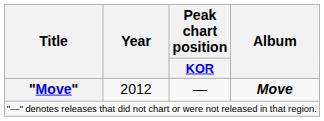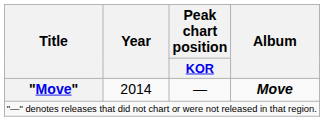(136, 89) 2012 -> (136, 89) 2014
